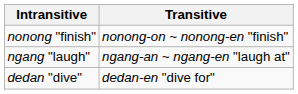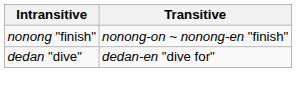- row: (49, 57)
